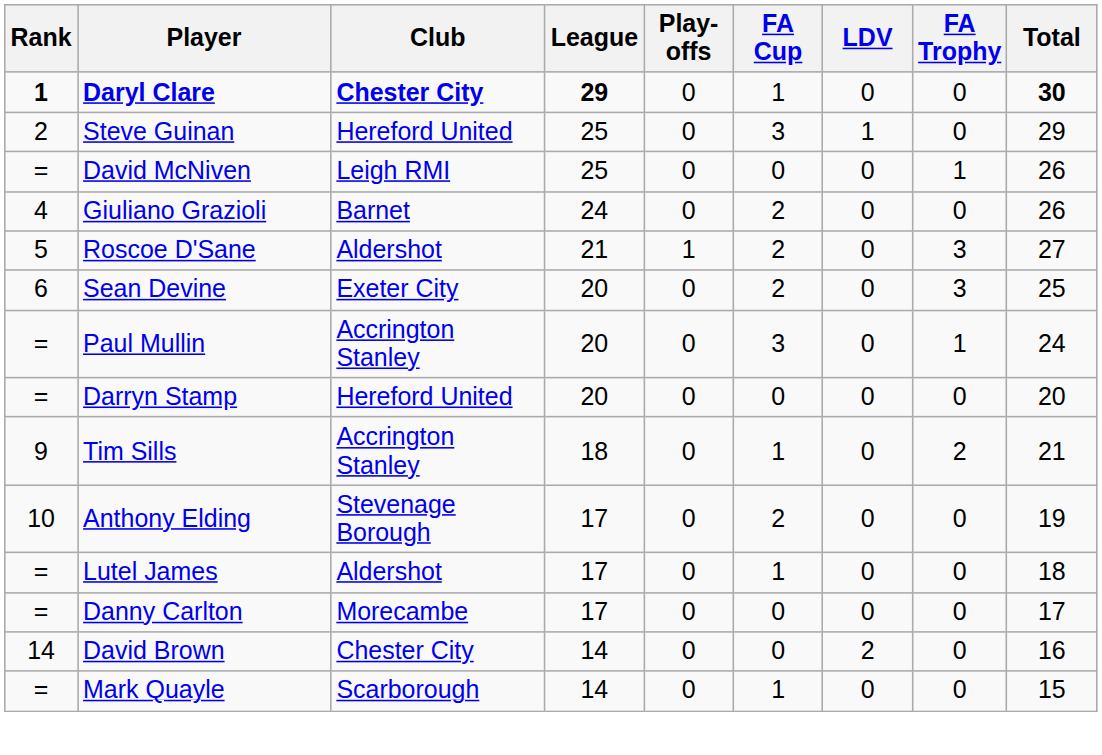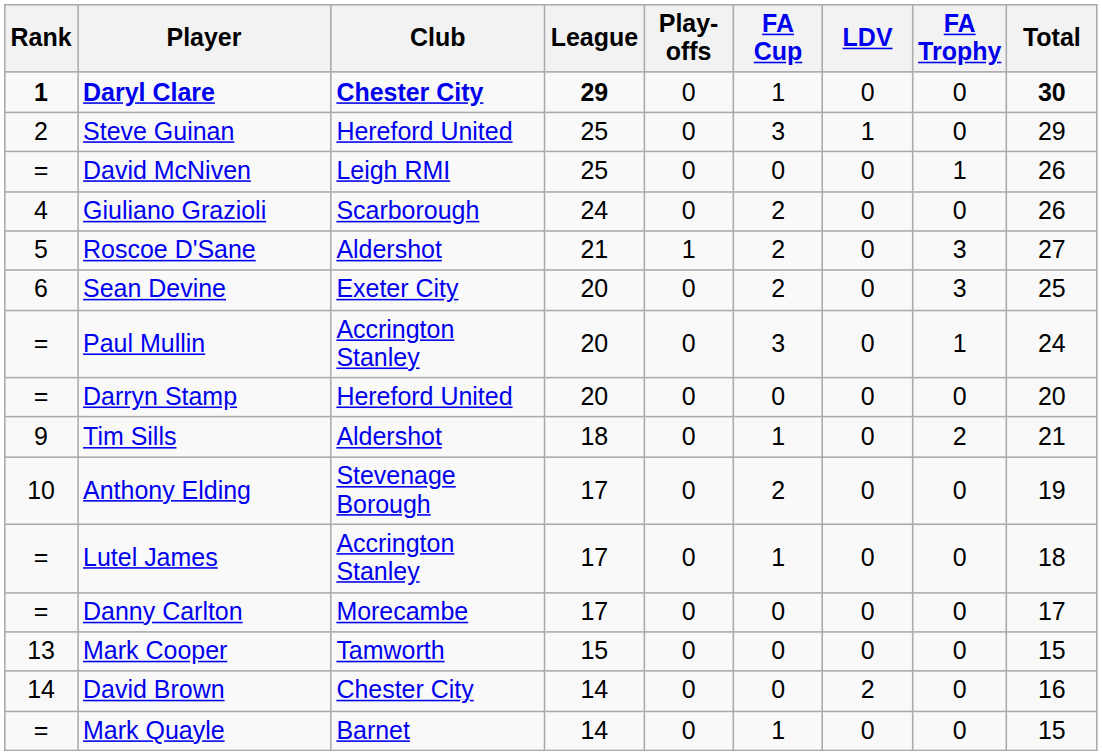(373, 210) Barnet -> (408, 210) Scarborough
(395, 450) Accrington Stanley -> (389, 436) Aldershot
(389, 572) Aldershot -> (395, 558) Accrington Stanley
+ row: (155, 651)
(408, 690) Scarborough -> (373, 730) Barnet
